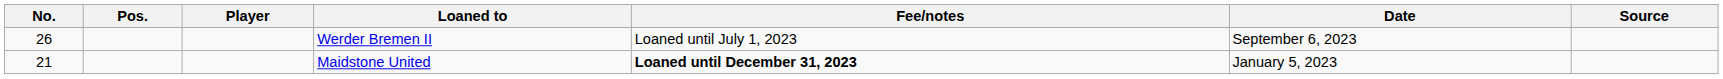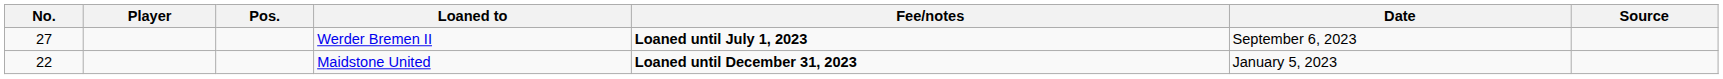columns swapped: (133, 16) <-> (248, 16)
(44, 39) 26 -> (44, 39) 27
(716, 39) normal -> (721, 39) bold
(44, 62) 21 -> (44, 62) 22
